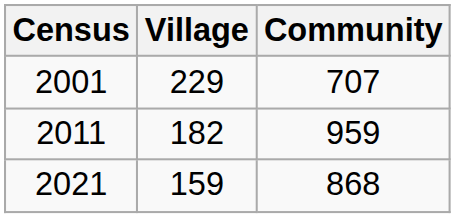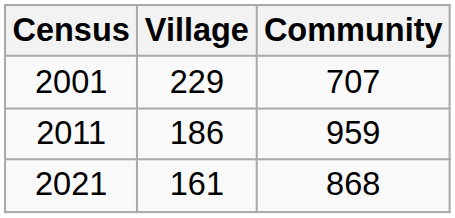(197, 133) 182 -> (197, 133) 186
(197, 184) 159 -> (197, 184) 161
